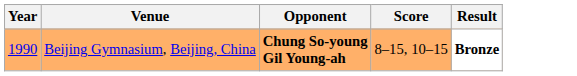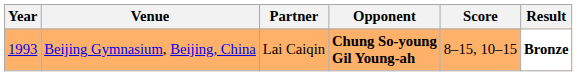+ column: (294, 17)
(23, 49) 1990 -> (23, 49) 1993
